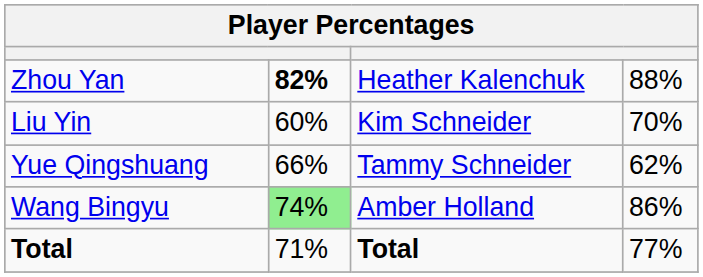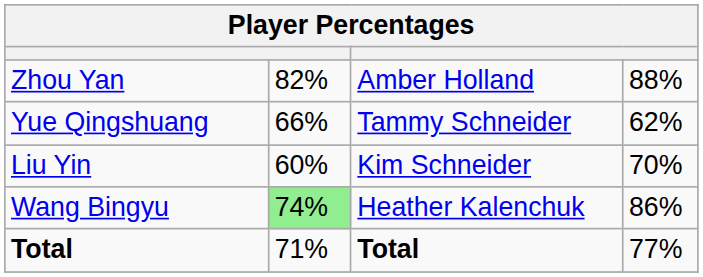(301, 80) bold -> (301, 80) normal
(471, 80) Heather Kalenchuk -> (446, 80) Amber Holland
rows swapped: (110, 165) <-> (51, 122)
(446, 207) Amber Holland -> (471, 207) Heather Kalenchuk
